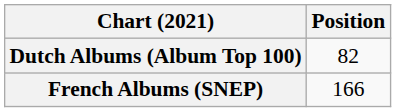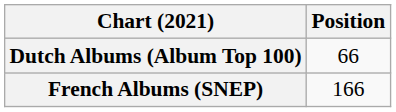(348, 55) 82 -> (348, 55) 66
